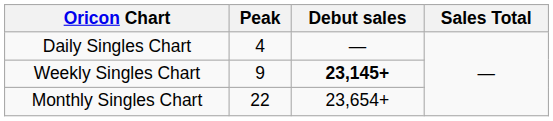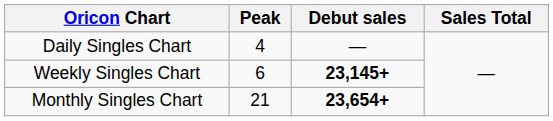(260, 73) 9 -> (260, 73) 6
(260, 101) 22 -> (260, 101) 21
(357, 101) normal -> (357, 101) bold
